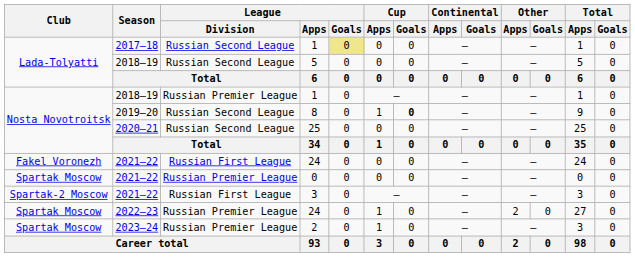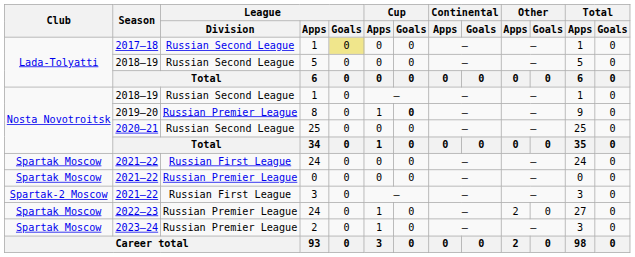(230, 95) Russian Premier League -> (230, 95) Russian Second League
(230, 112) Russian Second League -> (230, 112) Russian Premier League
(59, 161) Fakel Voronezh -> (59, 161) Spartak Moscow
